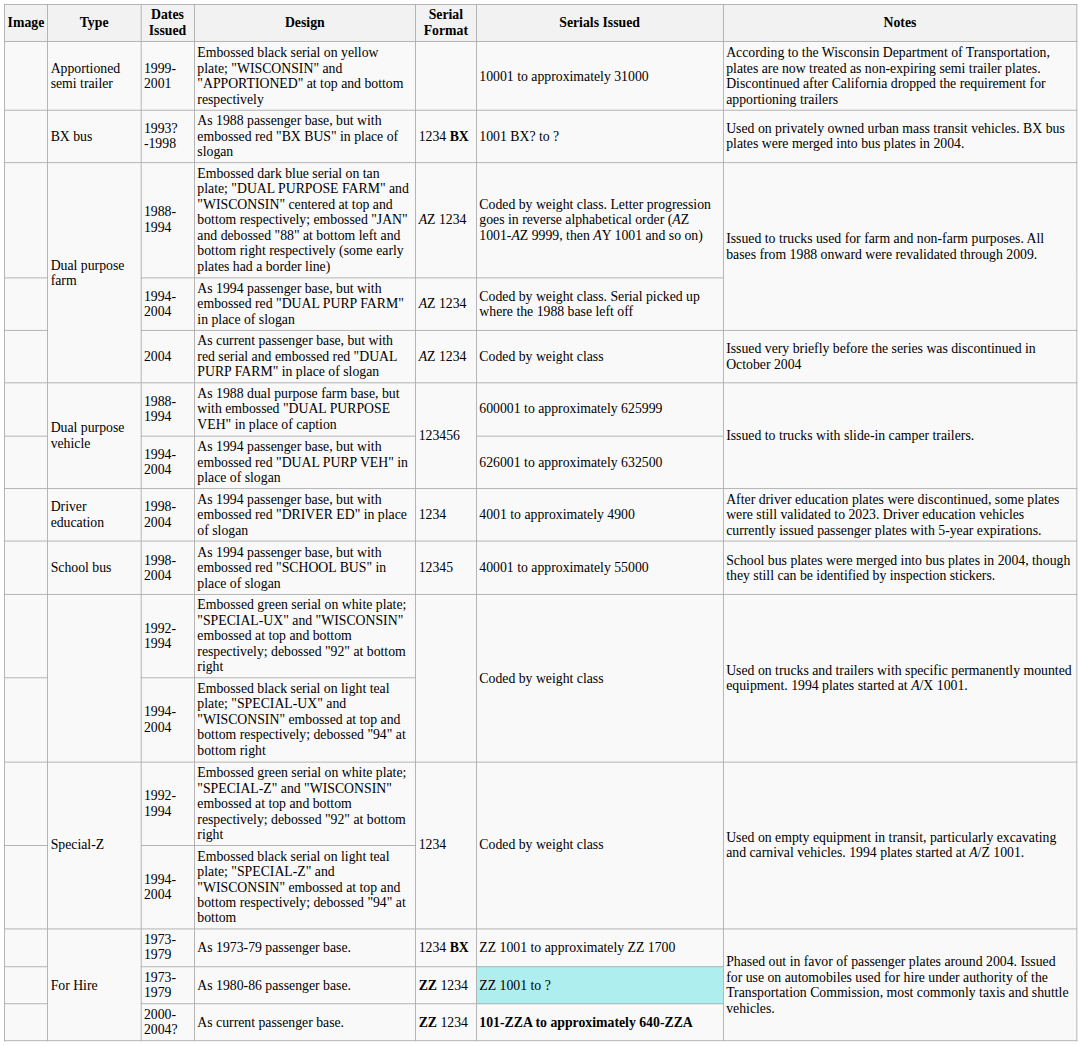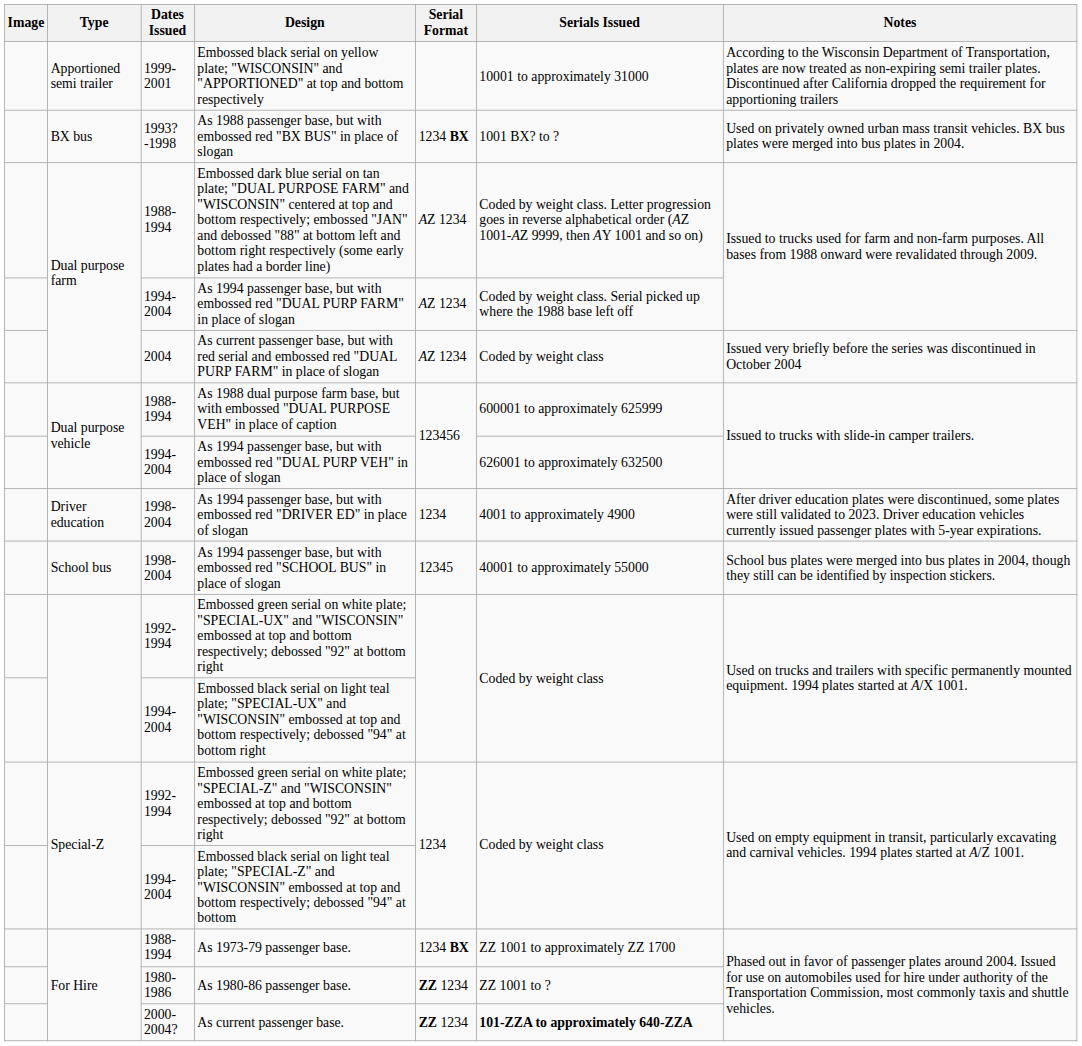(160, 947) 1973-1979 -> (160, 947) 1988-1994
(160, 985) 1973-1979 -> (160, 985) 1980-1986
(515, 985) paleturquoise background -> (515, 985) no background
